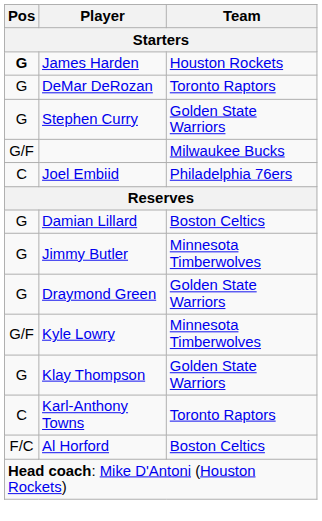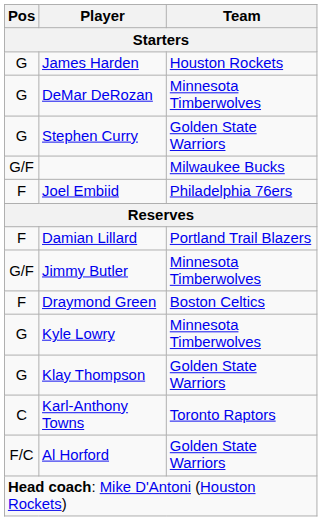(22, 63) bold -> (22, 63) normal
(223, 87) Toronto Raptors -> (215, 95) Minnesota Timberwolves
(22, 174) C -> (22, 191) F
(22, 221) G -> (22, 238) F
(217, 221) Boston Celtics -> (241, 238) Portland Trail Blazers
(22, 253) G -> (22, 270) G/F
(22, 294) G -> (22, 302) F
(213, 294) Golden State Warriors -> (217, 302) Boston Celtics
(22, 334) G/F -> (22, 334) G
(217, 447) Boston Celtics -> (213, 455) Golden State Warriors
